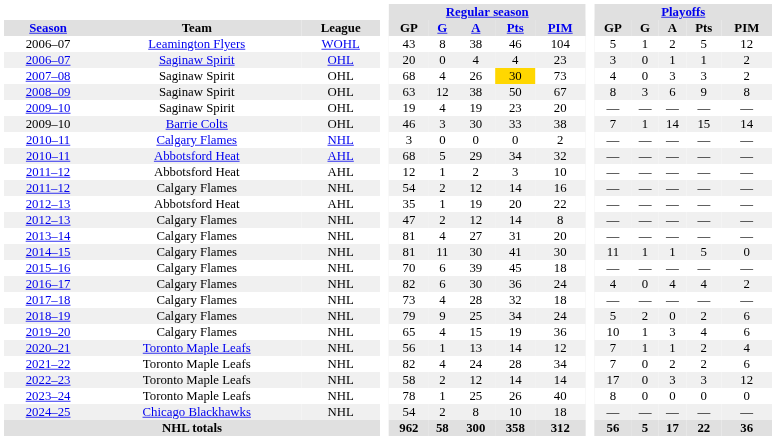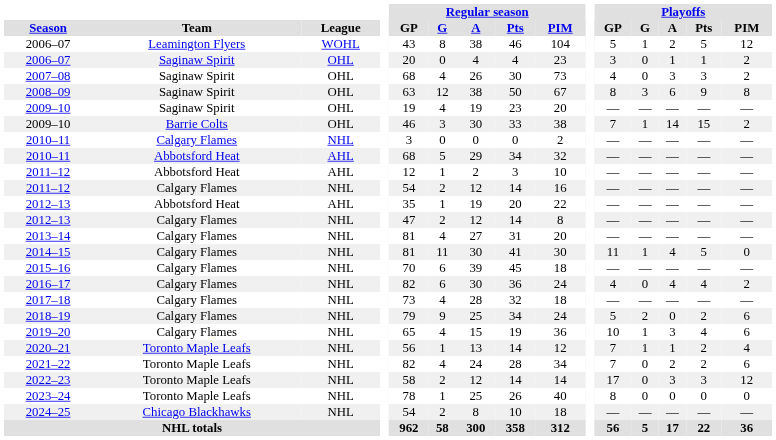(515, 76) gold background -> (515, 76) no background
(747, 124) 14 -> (747, 124) 2
(672, 252) 1 -> (672, 252) 4
